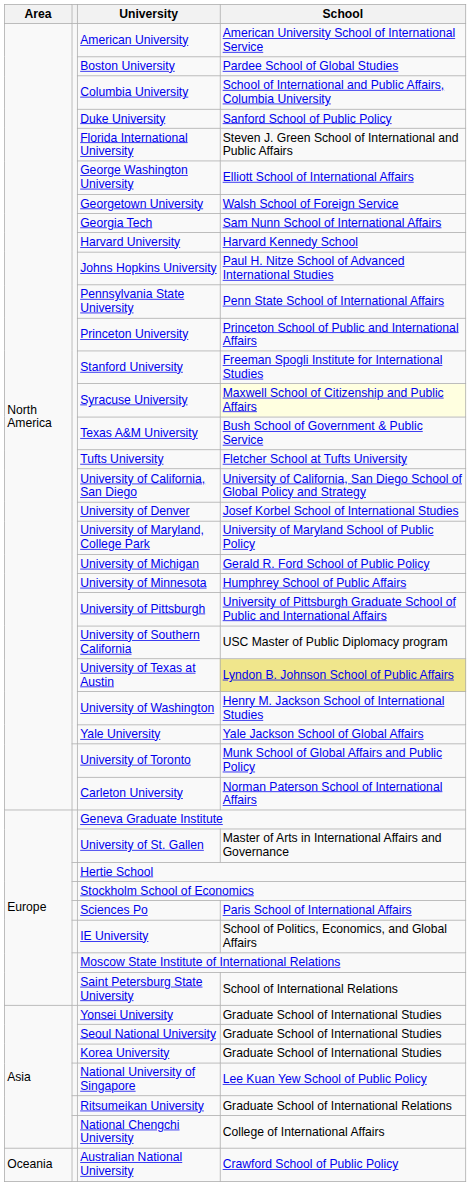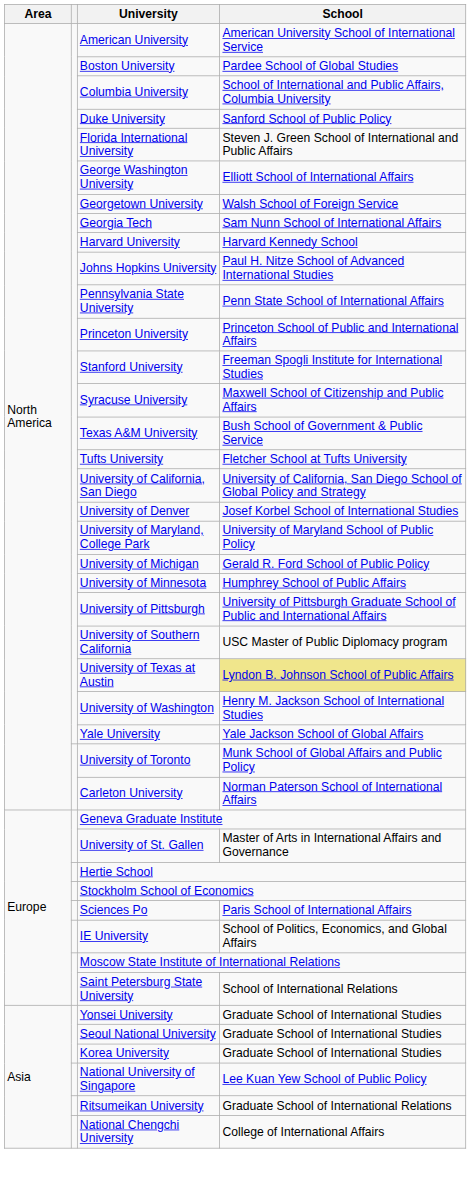(333, 400) lightyellow background -> (333, 400) no background
- row: (131, 1164)
